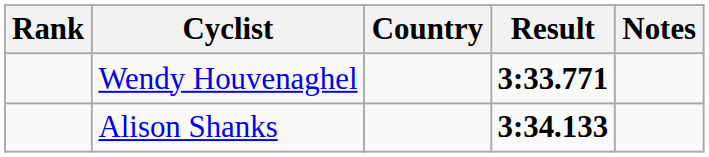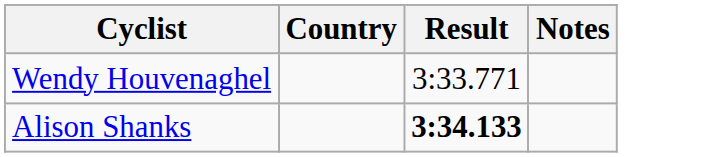- column: (48, 28)
(553, 77) bold -> (466, 77) normal
